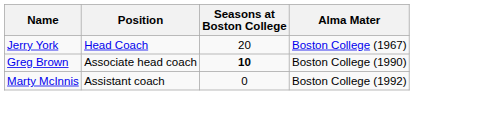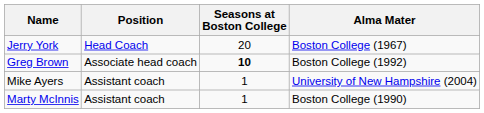(349, 63) Boston College (1990) -> (349, 63) Boston College (1992)
+ row: (35, 81)
(244, 81) 0 -> (244, 99) 1
(349, 81) Boston College (1992) -> (349, 99) Boston College (1990)
